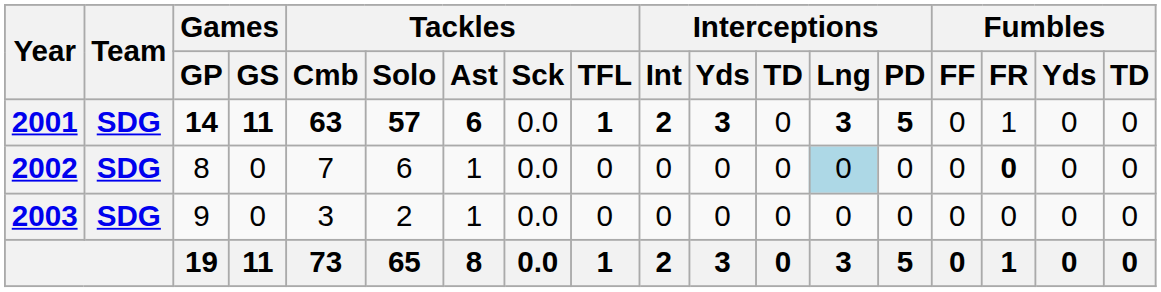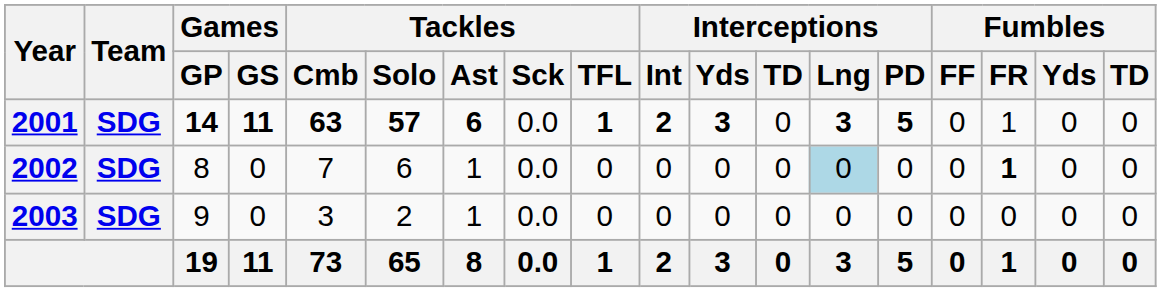(1009, 168) 0 -> (1009, 168) 1
